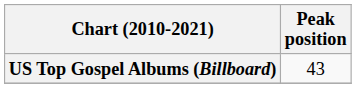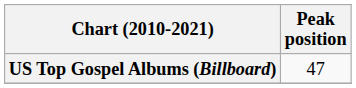(316, 68) 43 -> (316, 68) 47
